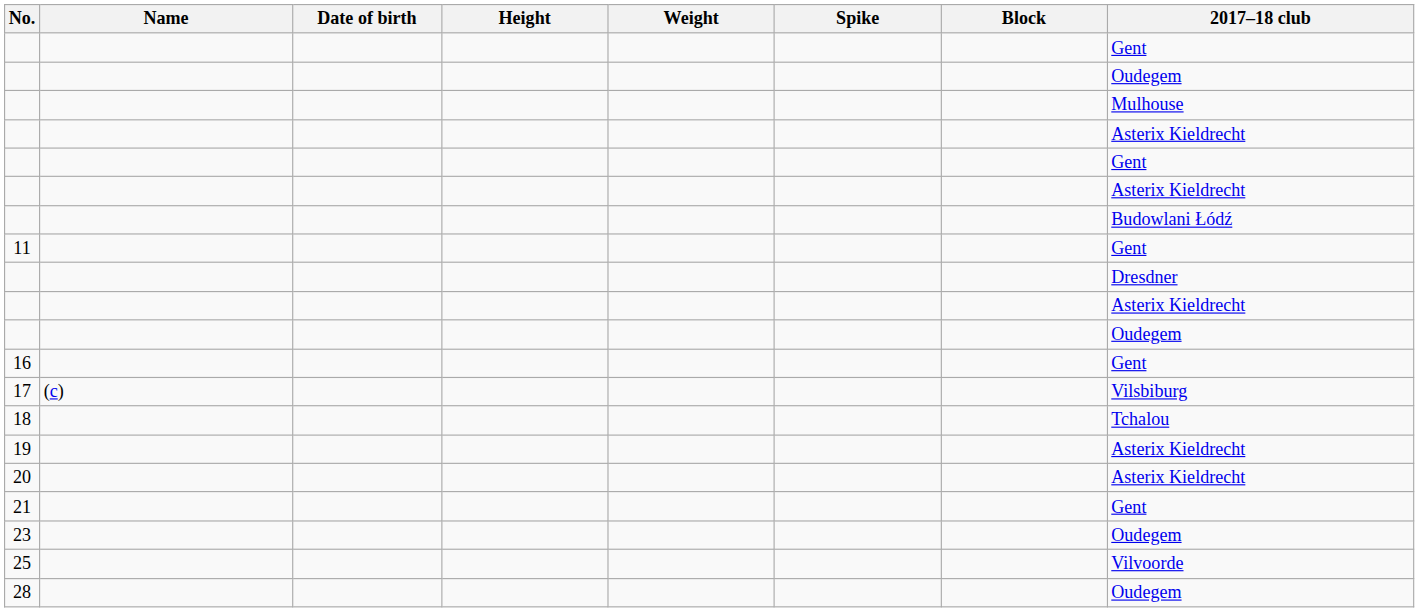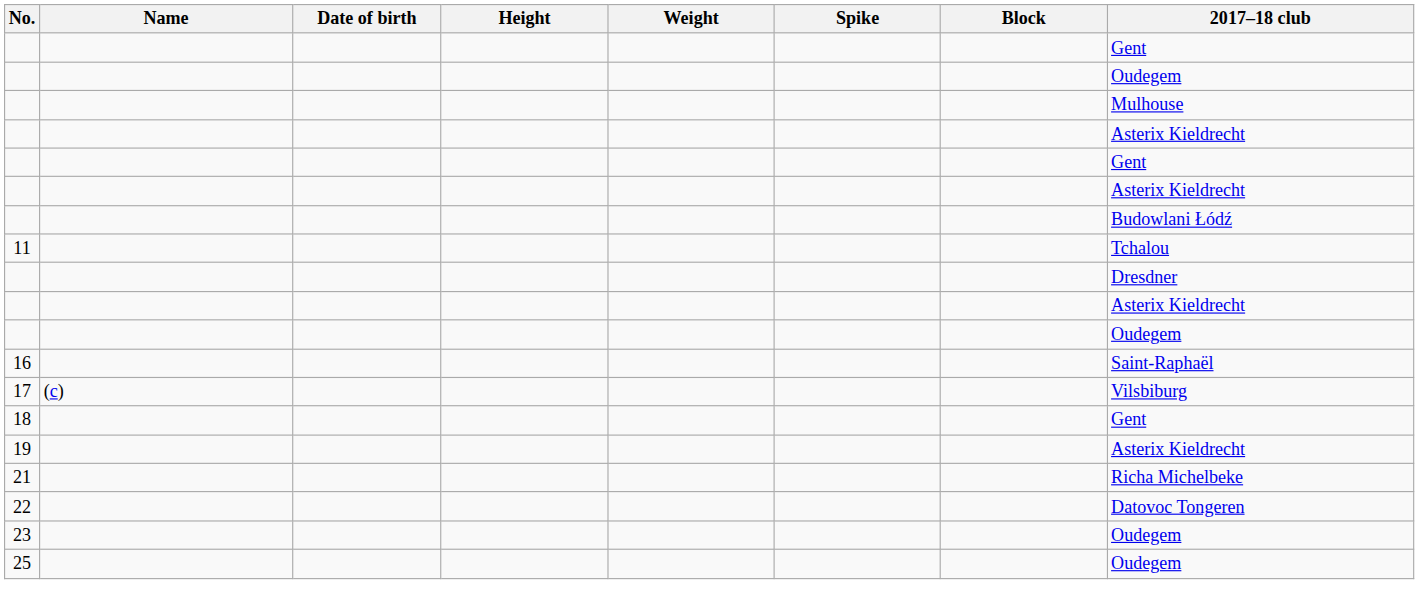(1129, 248) Gent -> (1140, 248) Tchalou
(1129, 362) Gent -> (1162, 362) Saint-Raphaël
(1140, 420) Tchalou -> (1129, 420) Gent
- row: (22, 477)
(1129, 506) Gent -> (1177, 477) Richa Michelbeke
+ row: (22, 506)
(1147, 563) Vilvoorde -> (1146, 563) Oudegem
- row: (22, 592)
